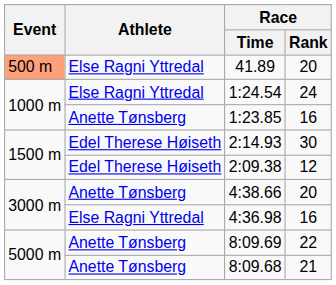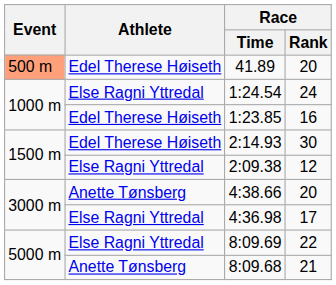(136, 68) Else Ragni Yttredal -> (145, 68) Edel Therese Høiseth
(127, 118) Anette Tønsberg -> (145, 118) Edel Therese Høiseth
(145, 168) Edel Therese Høiseth -> (136, 168) Else Ragni Yttredal
(308, 218) 16 -> (308, 218) 17
(127, 243) Anette Tønsberg -> (136, 243) Else Ragni Yttredal
